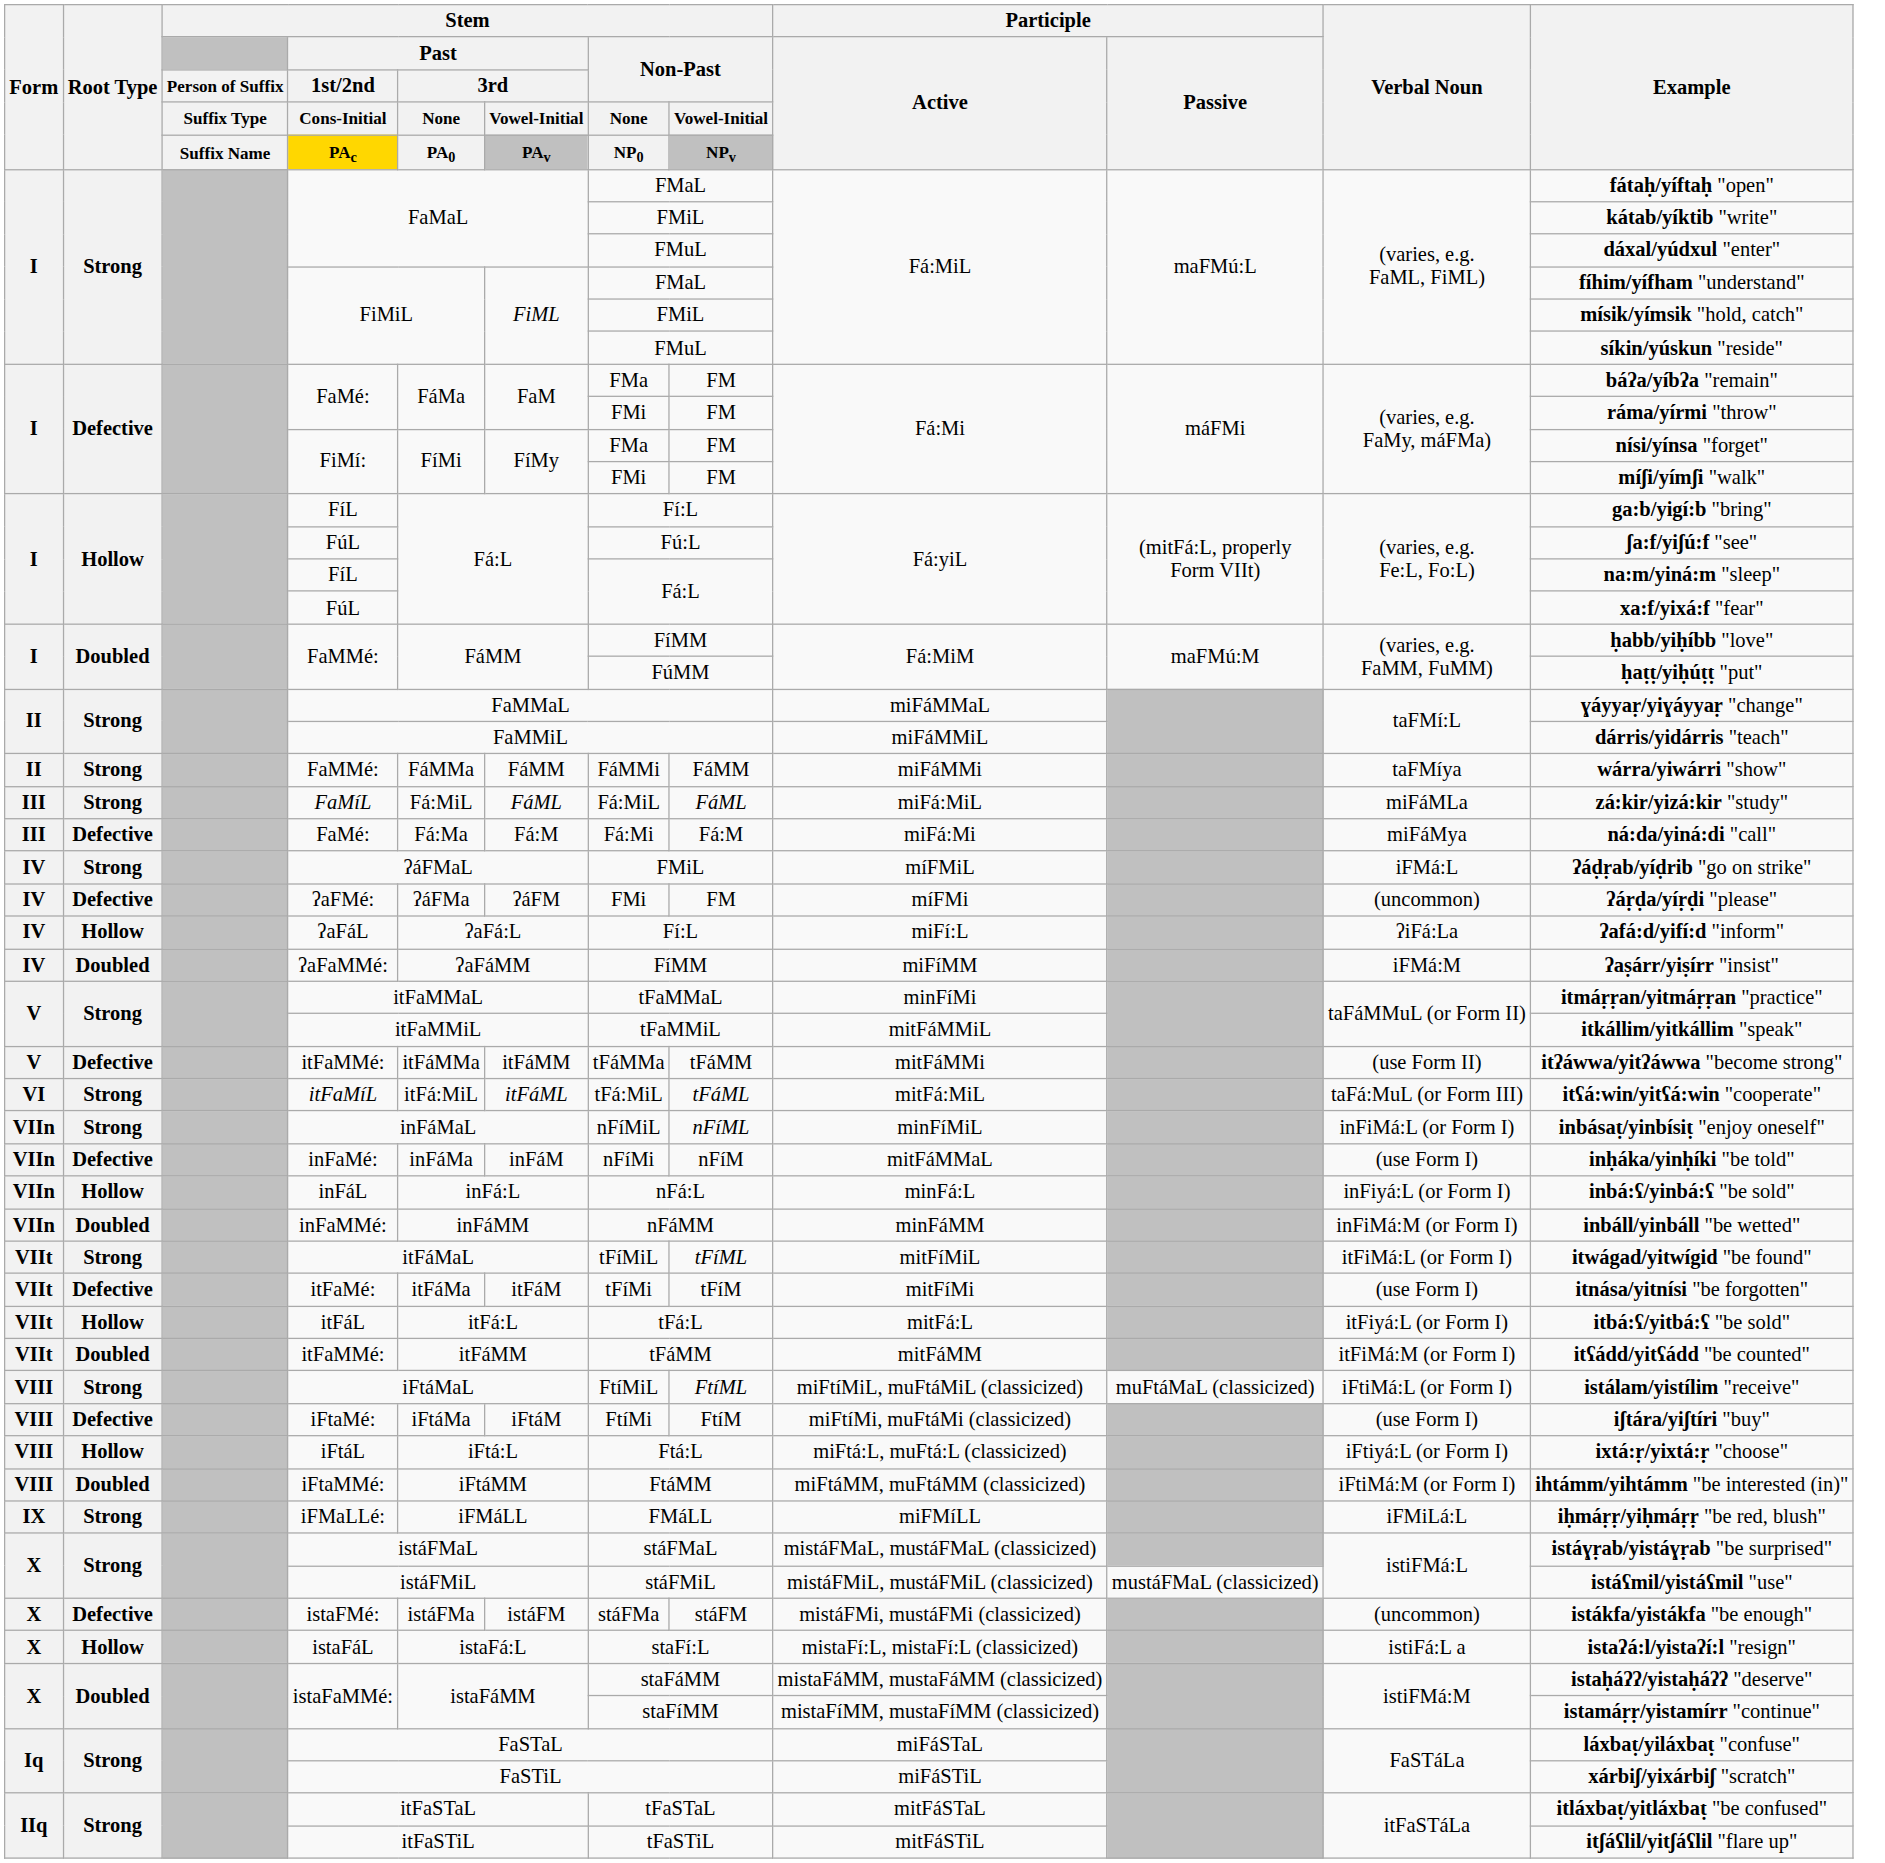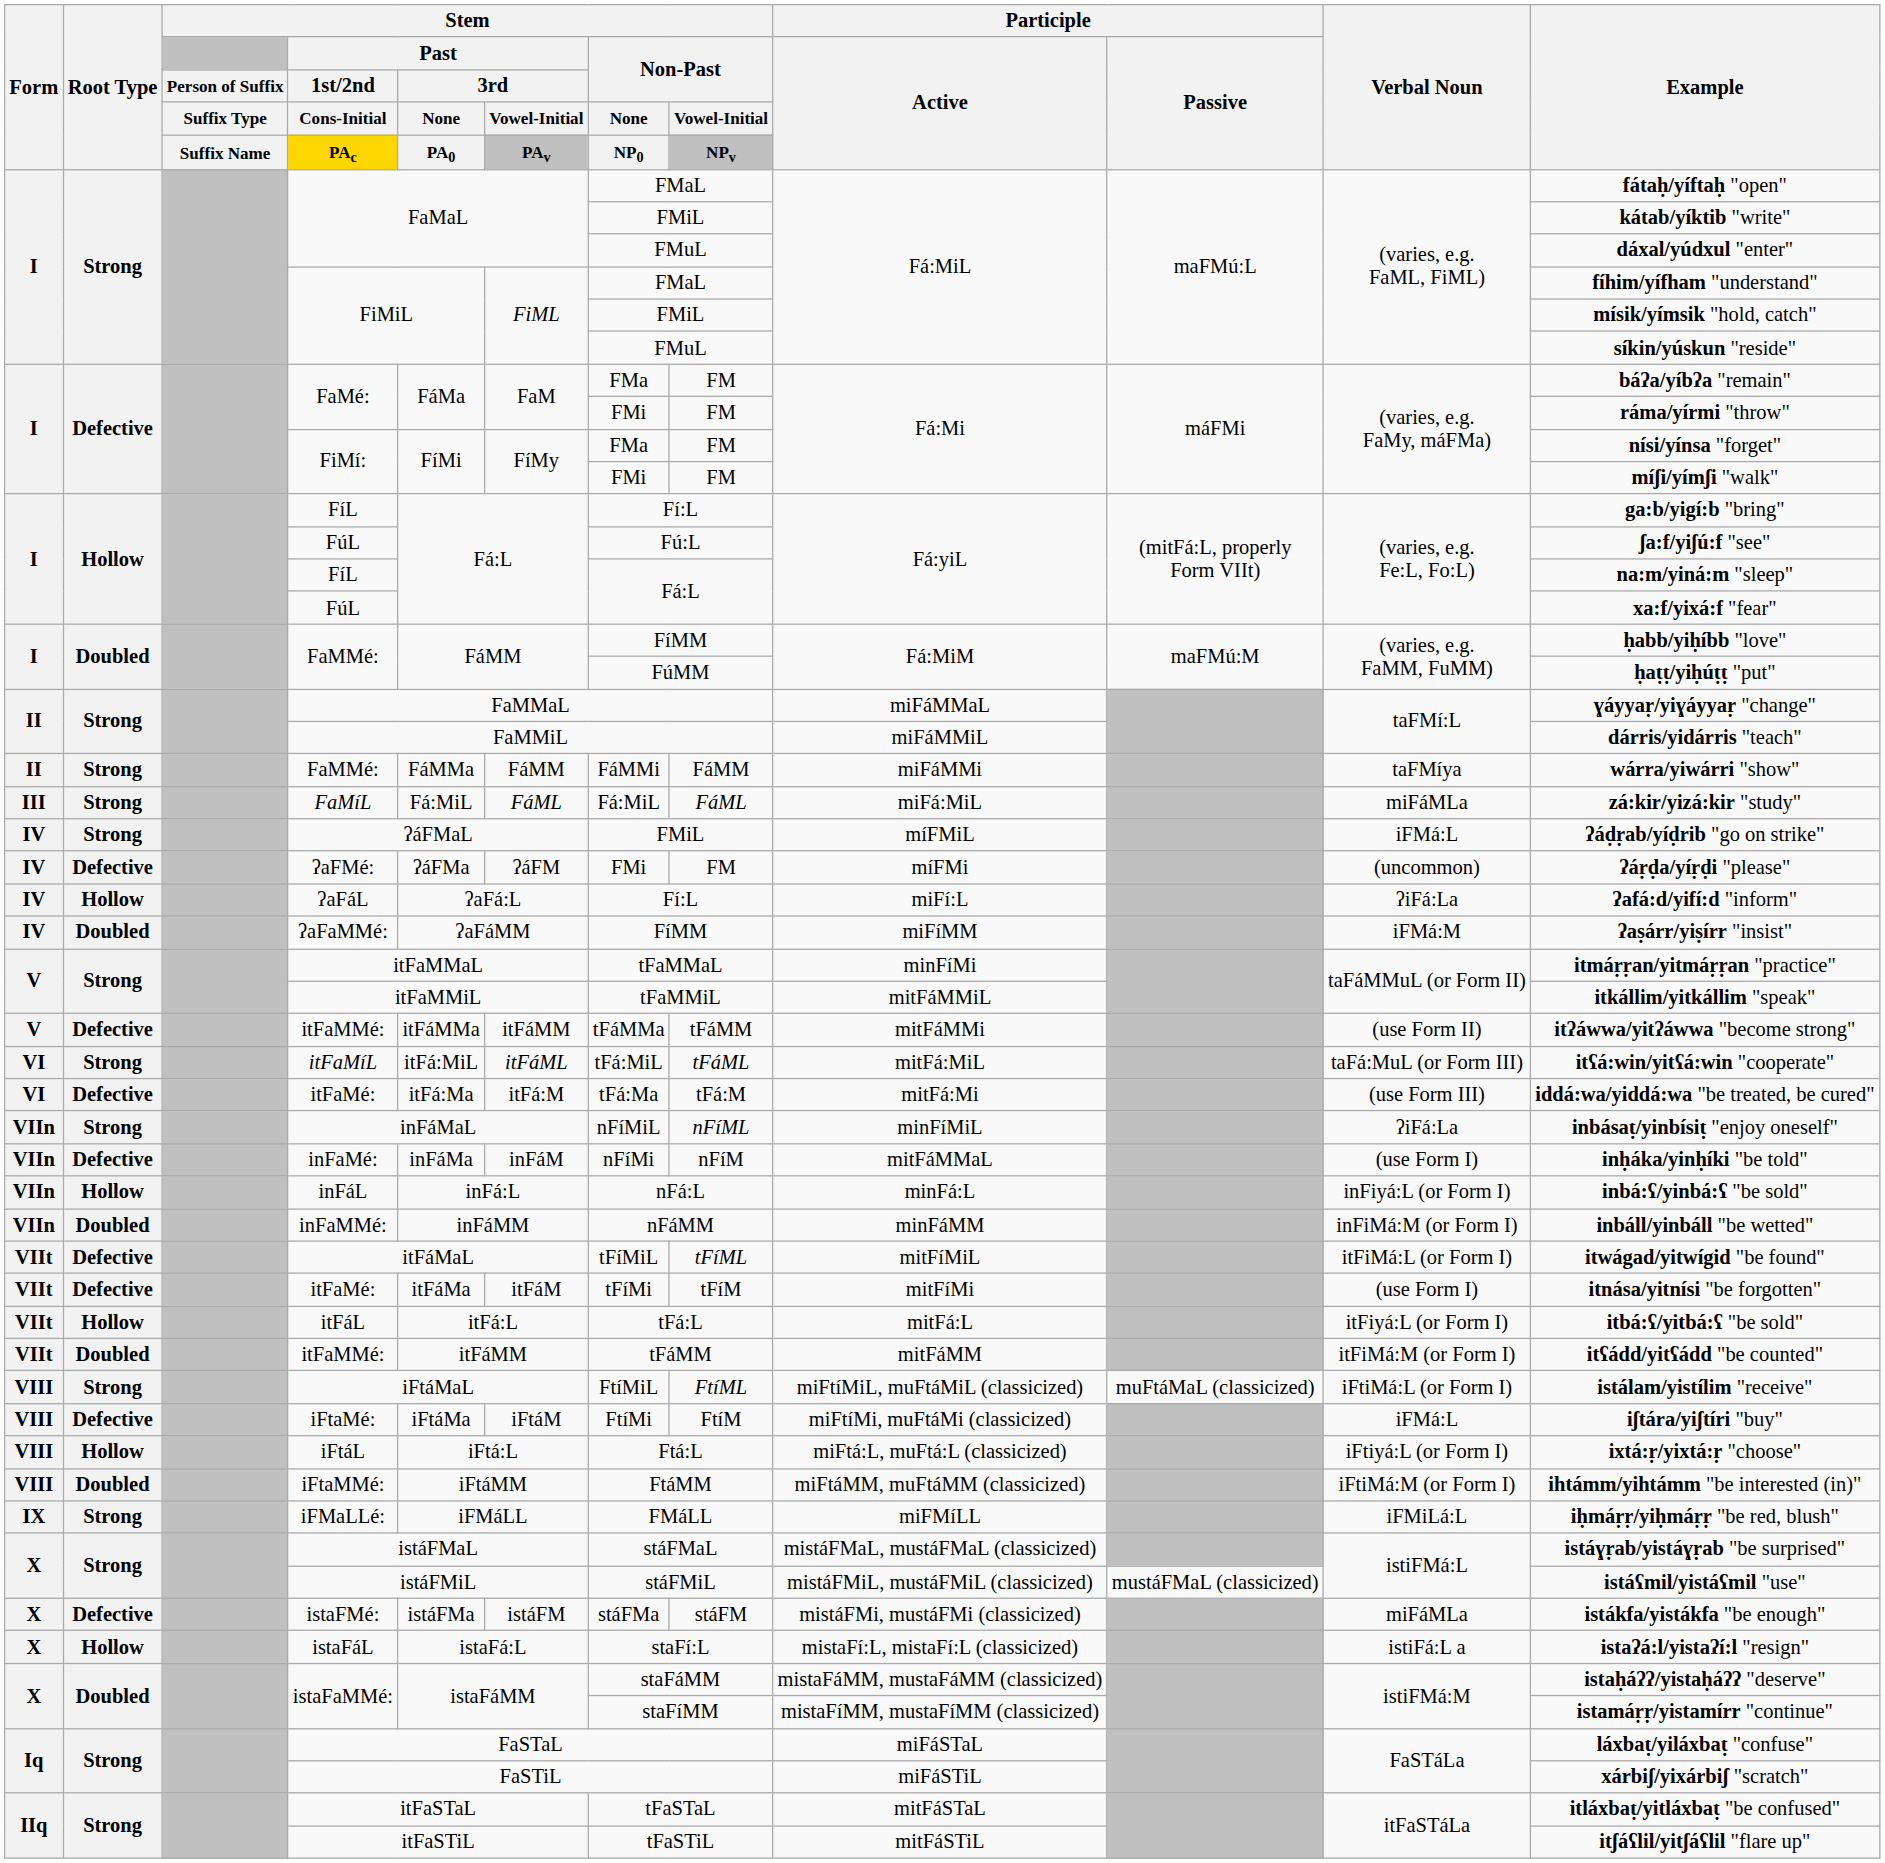- row: (34, 834)
+ row: (34, 1094)
(1427, 1127) inFiMá:L (or Form I) -> (1427, 1127) ʔiFá:La
(113, 1257) Strong -> (113, 1257) Defective
(1427, 1419) (use Form I) -> (1427, 1419) iFMá:L
(1427, 1614) (uncommon) -> (1427, 1614) miFáMLa
